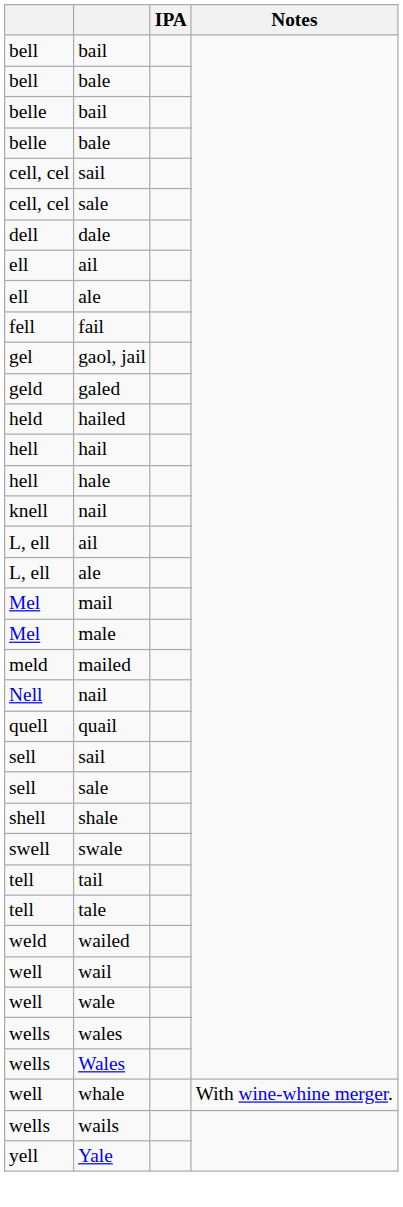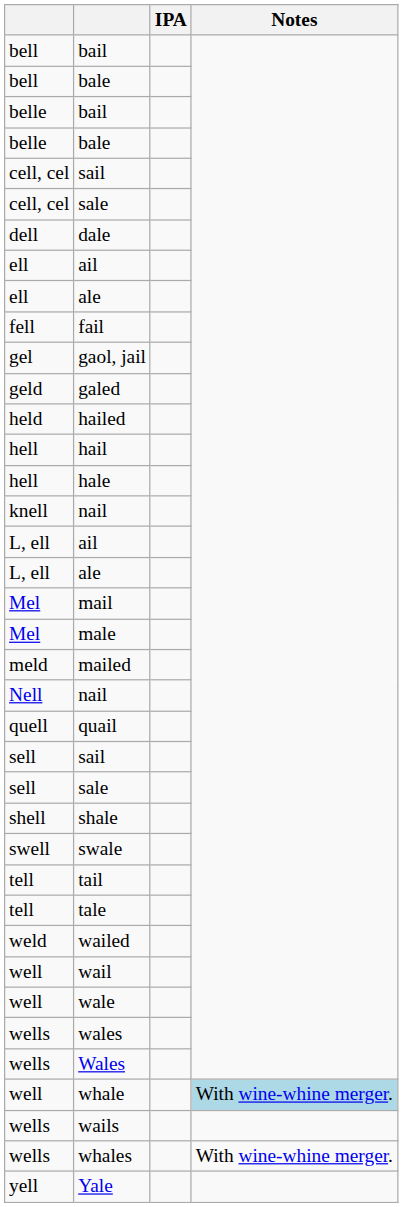(294, 1094) no background -> (294, 1094) lightblue background
+ row: (30, 1155)
